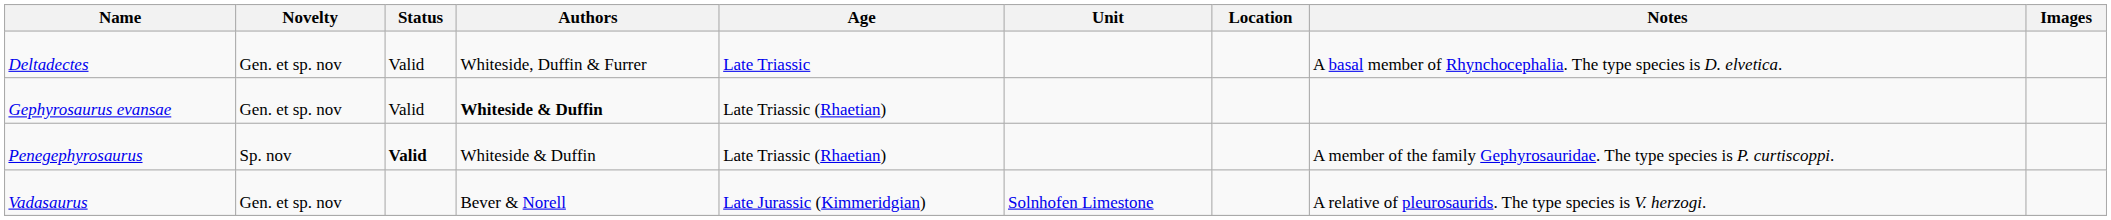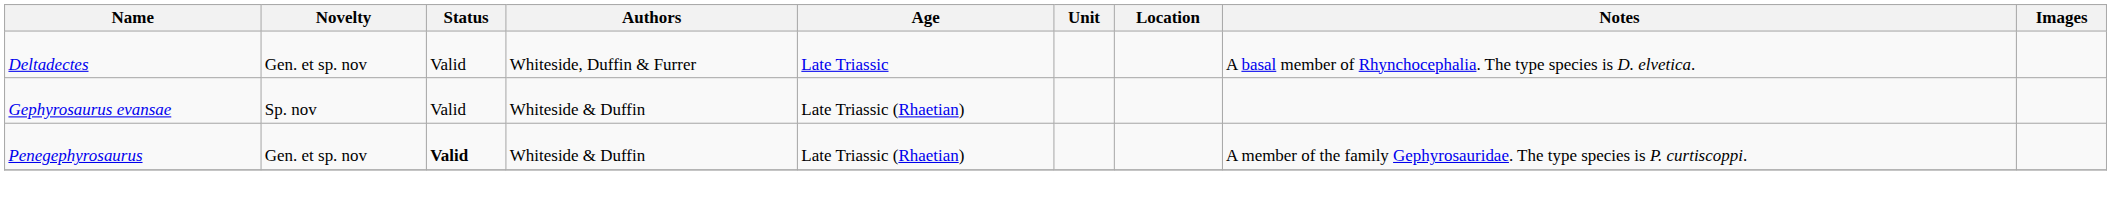(291, 109) Gen. et sp. nov -> (291, 109) Sp. nov
(532, 109) bold -> (578, 109) normal
(265, 155) Sp. nov -> (316, 155) Gen. et sp. nov
- row: (48, 201)
